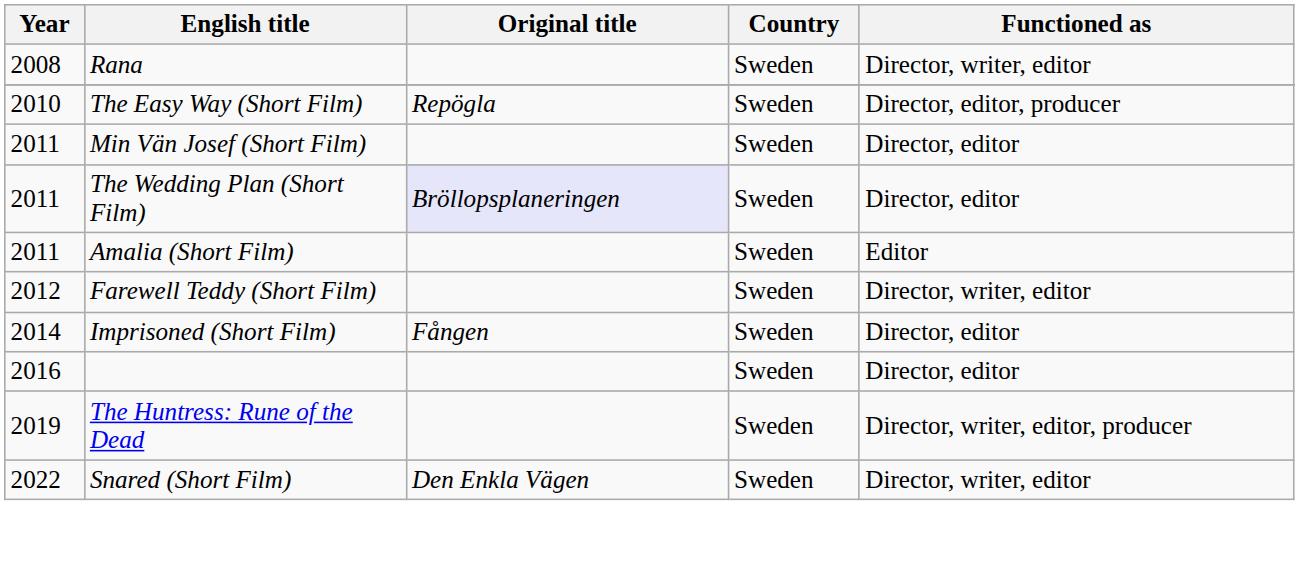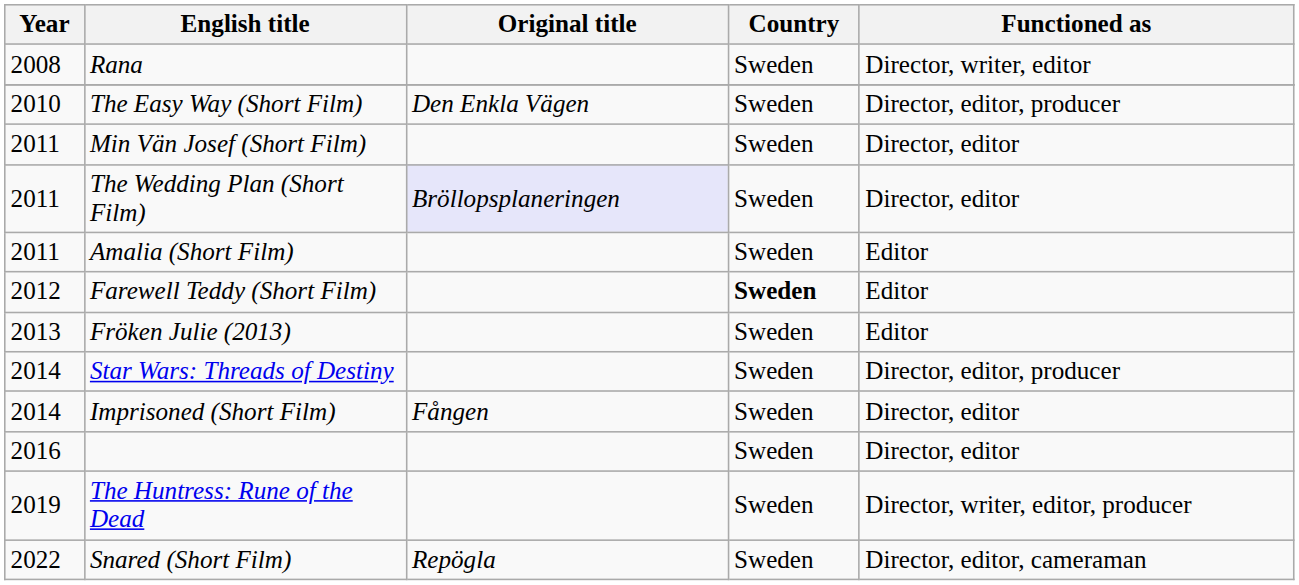(454, 104) Repögla -> (501, 104) Den Enkla Vägen
(774, 291) normal -> (775, 291) bold
(978, 291) Director, writer, editor -> (897, 291) Editor
+ row: (36, 331)
+ row: (36, 371)
(501, 479) Den Enkla Vägen -> (454, 559) Repögla
(978, 479) Director, writer, editor -> (1006, 559) Director, editor, cameraman
